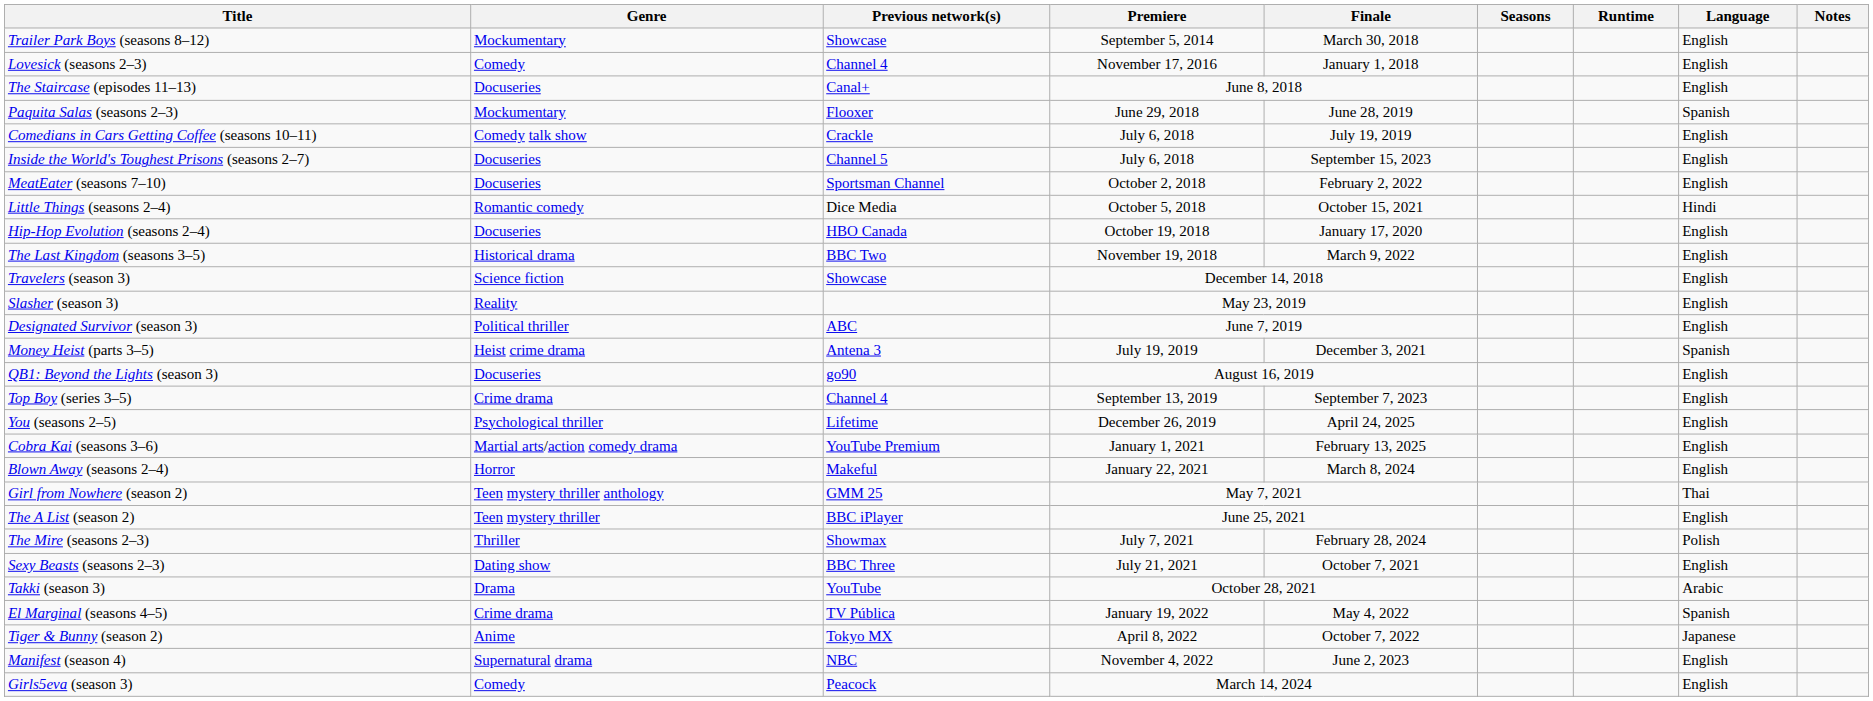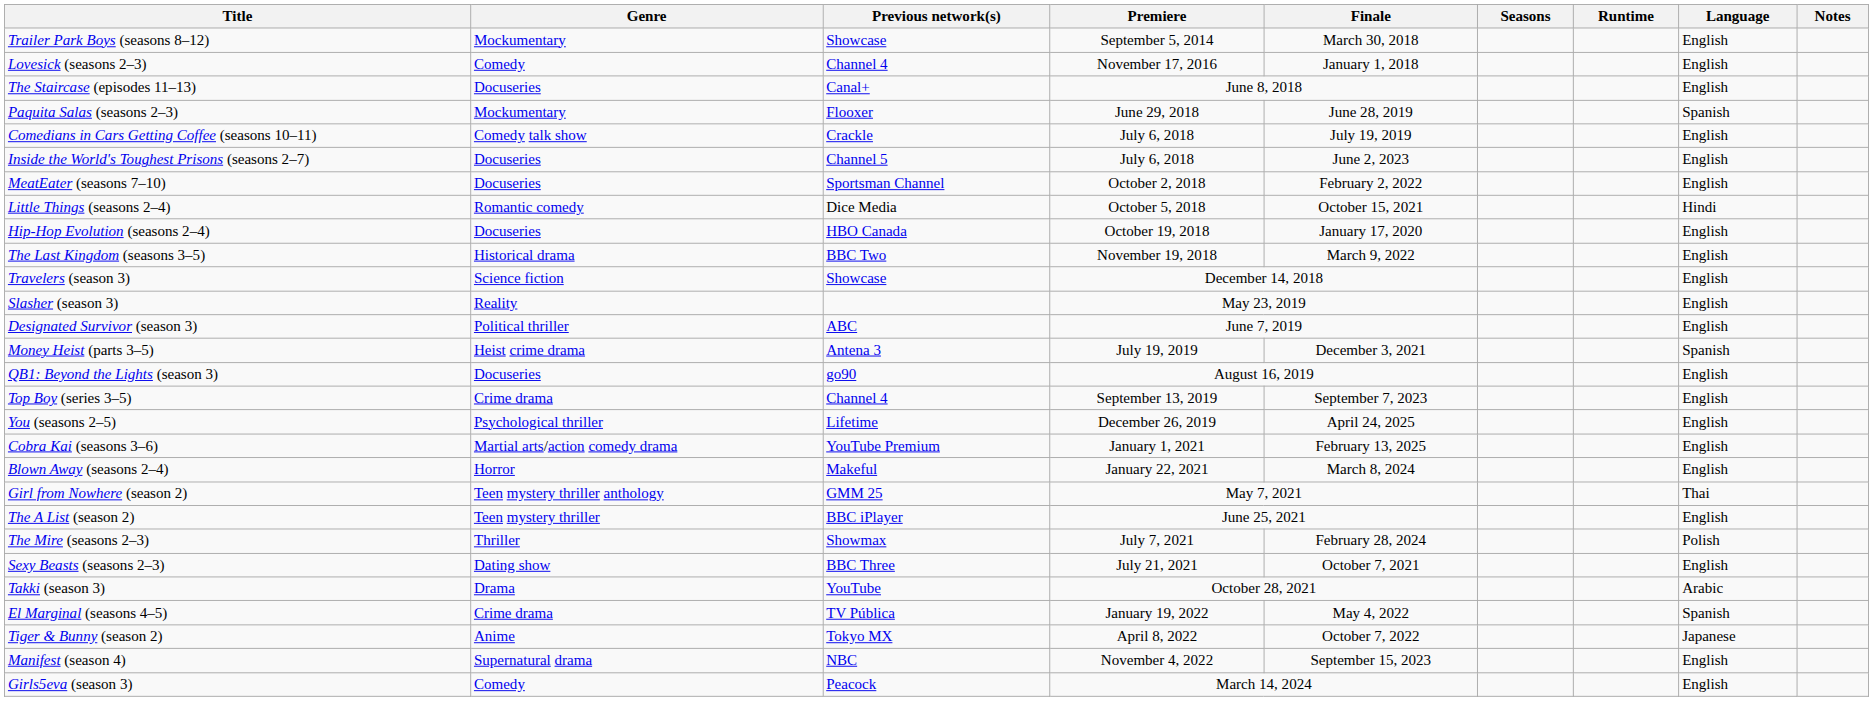(1371, 159) September 15, 2023 -> (1371, 159) June 2, 2023
(1371, 660) June 2, 2023 -> (1371, 660) September 15, 2023
